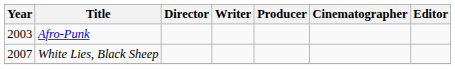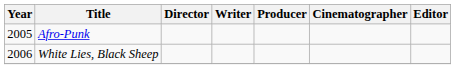(20, 34) 2003 -> (20, 34) 2005
(20, 53) 2007 -> (20, 53) 2006
